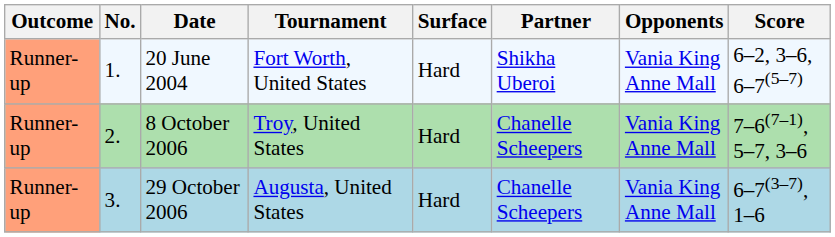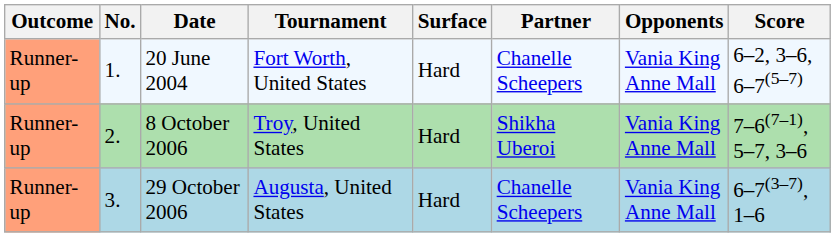(526, 70) Shikha Uberoi -> (539, 70) Chanelle Scheepers
(539, 134) Chanelle Scheepers -> (526, 134) Shikha Uberoi
